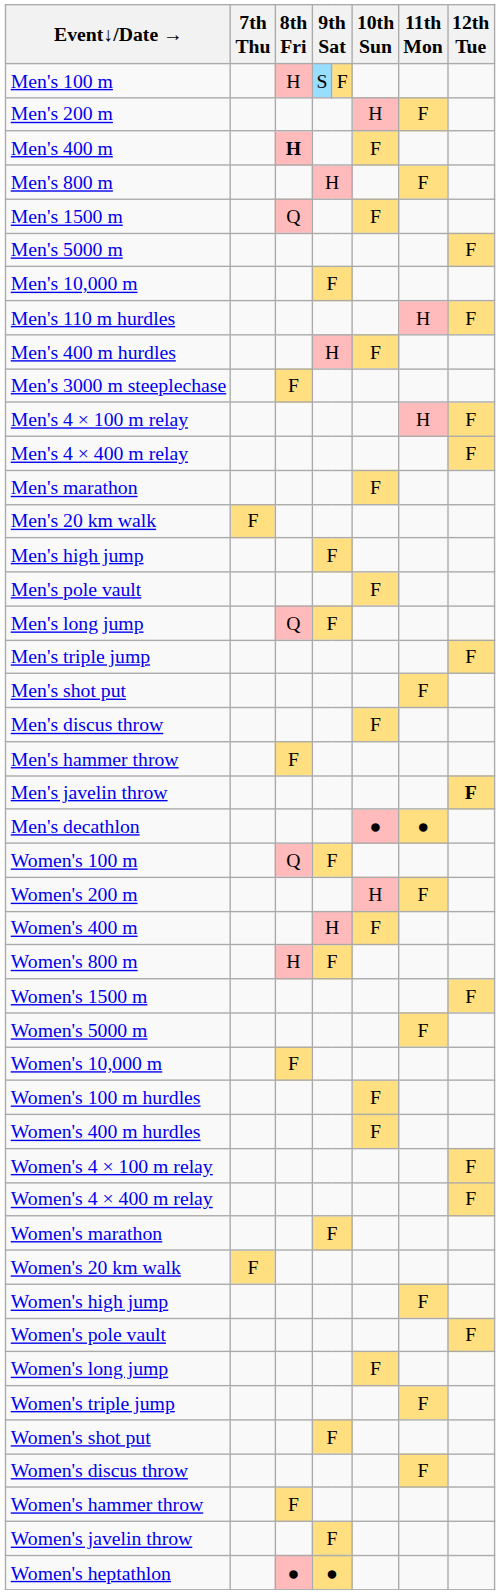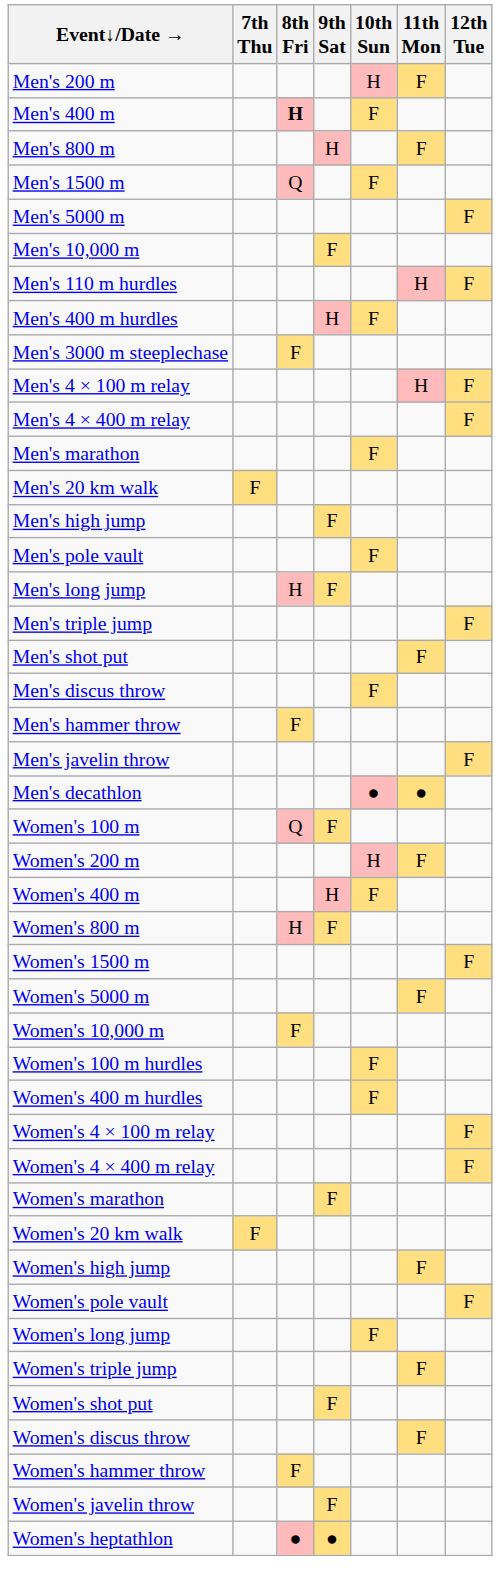- row: (62, 80)
(293, 623) Q -> (295, 589) H
(471, 792) bold -> (469, 758) normal
